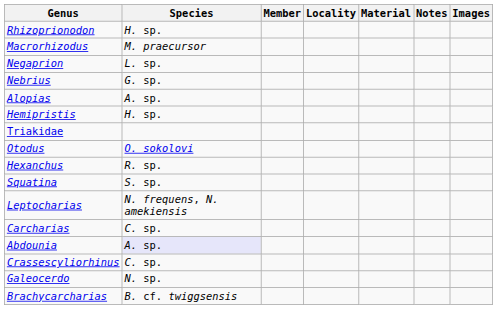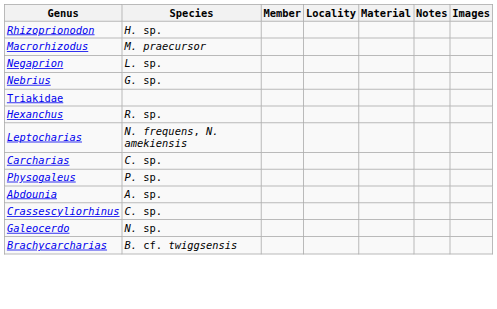- row: (29, 98)
- row: (41, 115)
- row: (26, 148)
- row: (32, 182)
+ row: (41, 177)
(143, 245) lavender background -> (143, 194) no background
